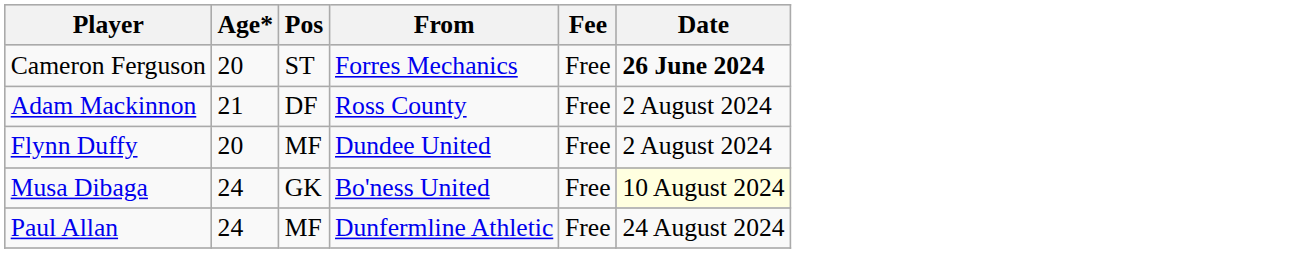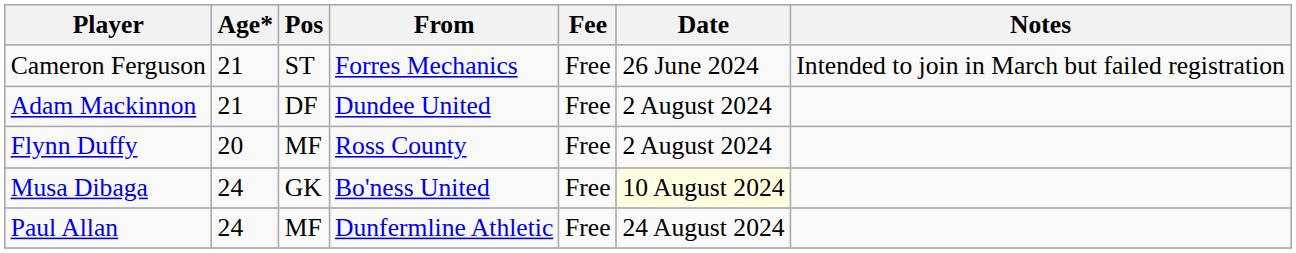+ column: (1041, 24)
(230, 65) 20 -> (230, 65) 21
(694, 65) bold -> (691, 65) normal
(401, 106) Ross County -> (413, 106) Dundee United
(413, 146) Dundee United -> (401, 146) Ross County
